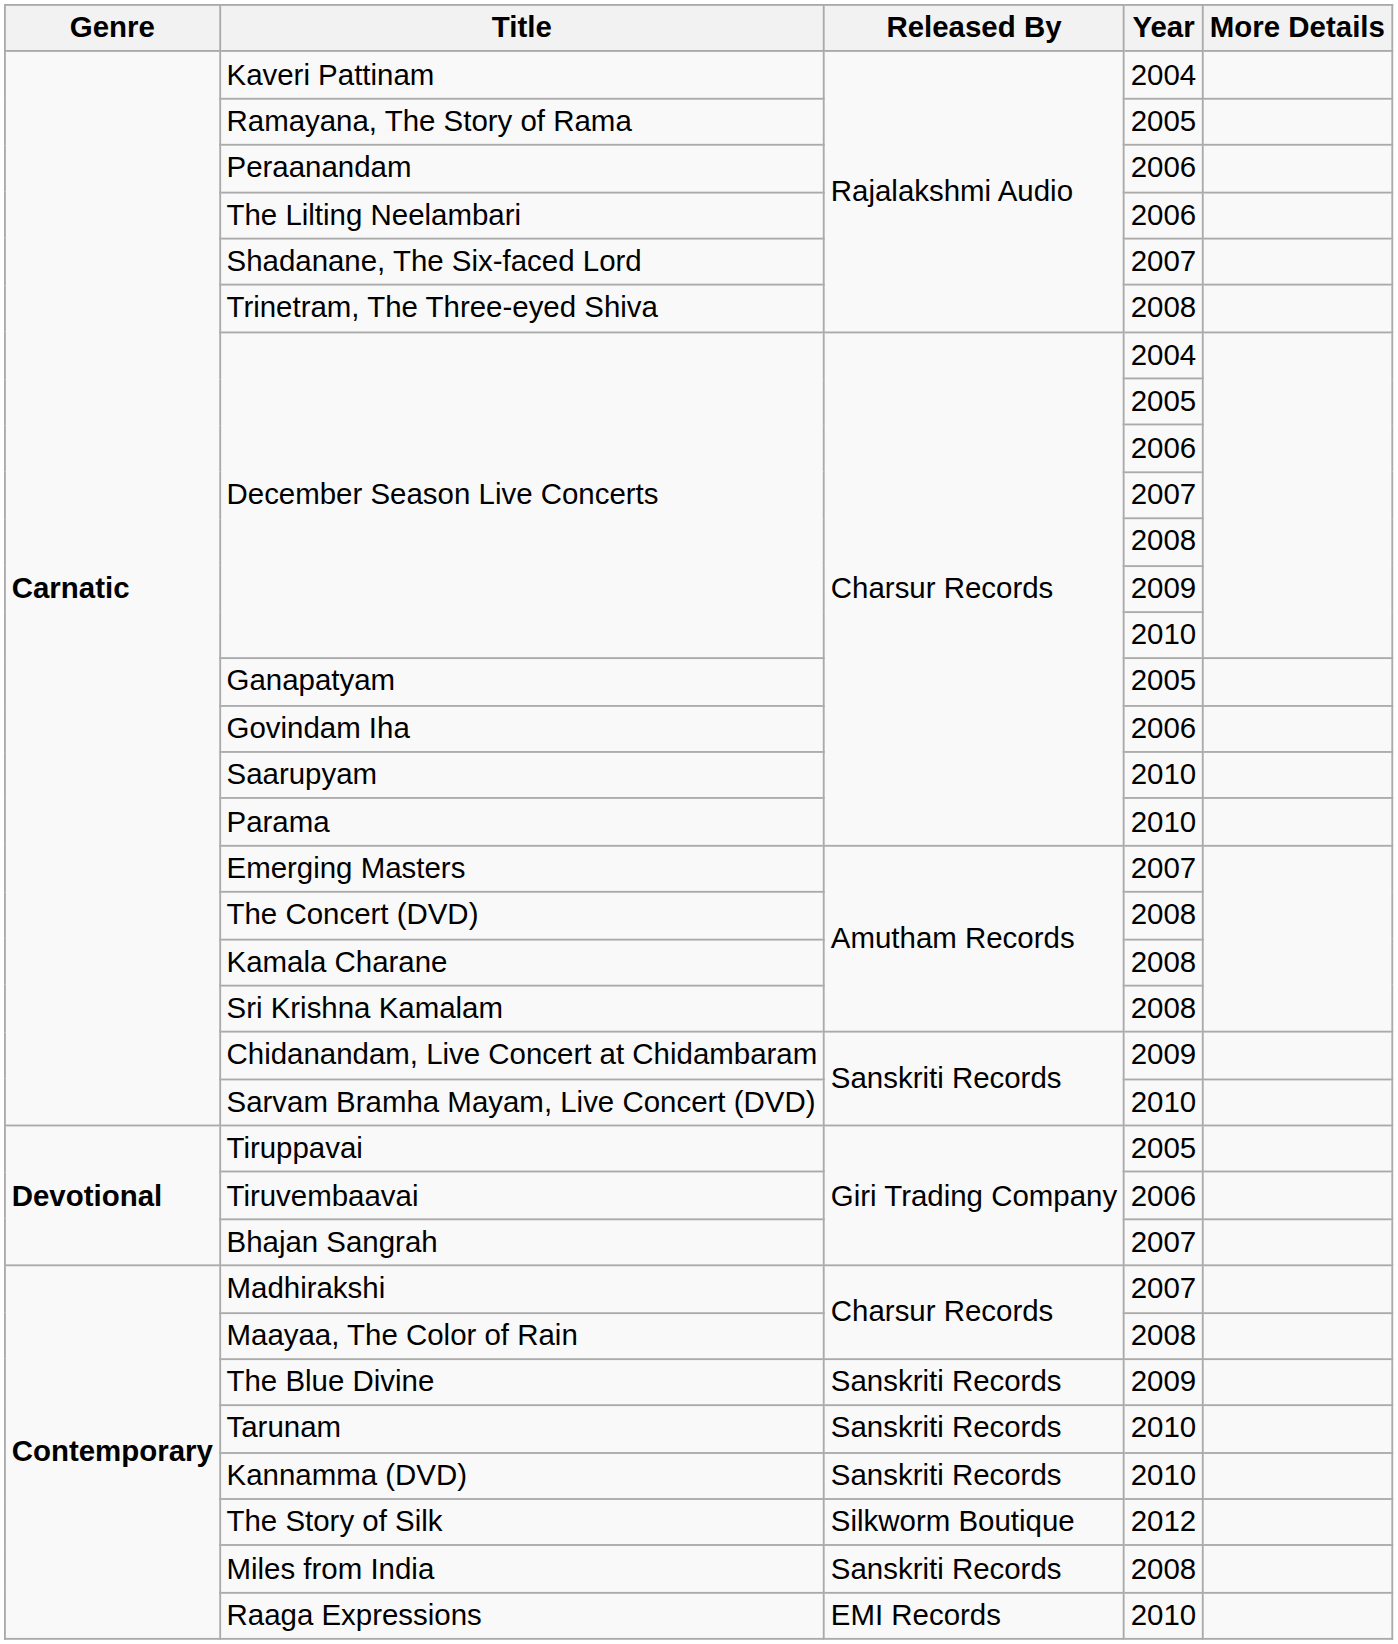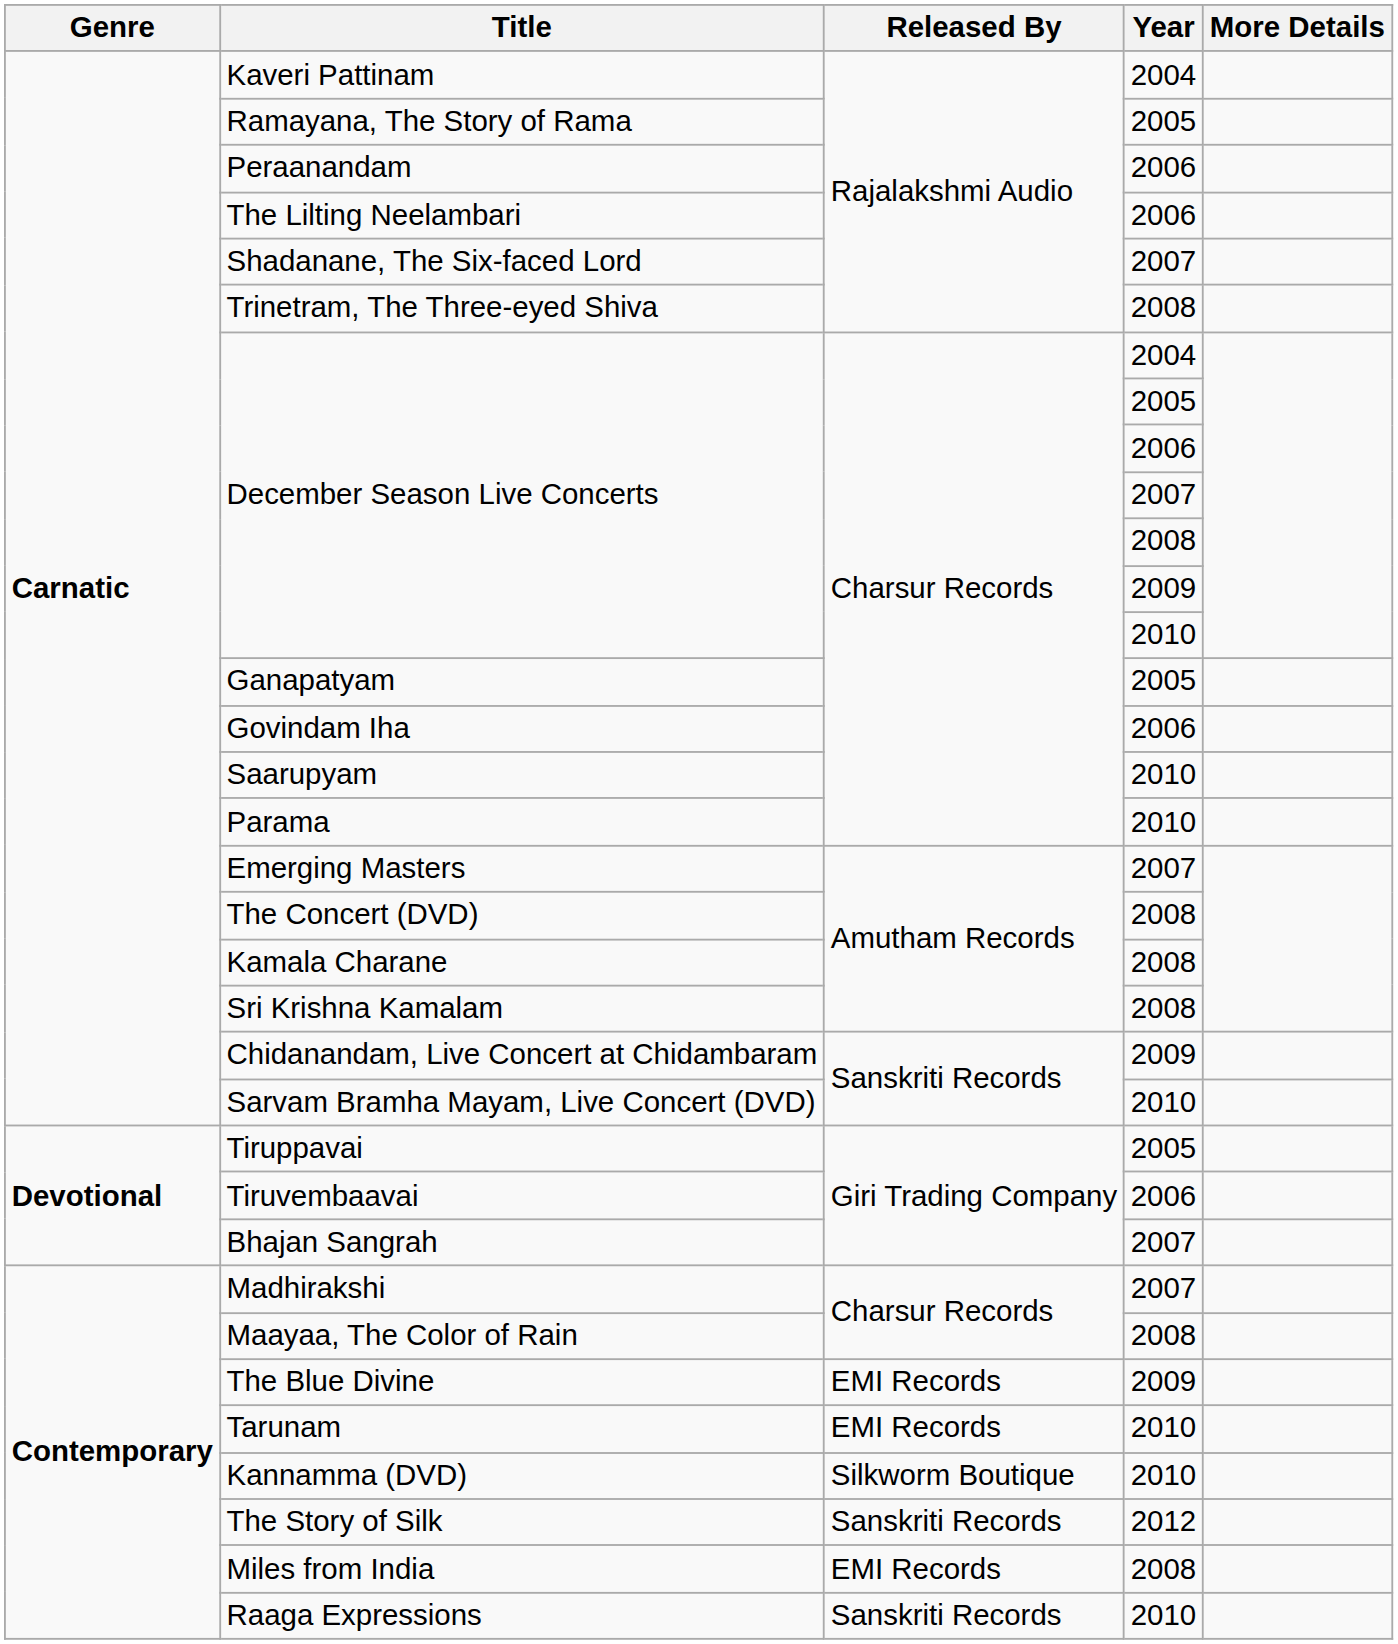(946, 1381) Sanskriti Records -> (916, 1381) EMI Records
(946, 1428) Sanskriti Records -> (916, 1428) EMI Records
(946, 1475) Sanskriti Records -> (953, 1475) Silkworm Boutique
(953, 1521) Silkworm Boutique -> (946, 1521) Sanskriti Records
(946, 1568) Sanskriti Records -> (916, 1568) EMI Records
(916, 1615) EMI Records -> (946, 1615) Sanskriti Records
